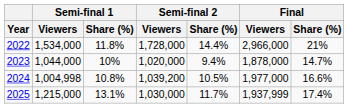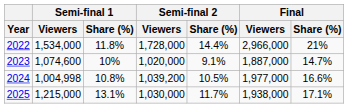(58, 62) 1,044,000 -> (58, 62) 1,074,600
(214, 62) 9.4% -> (214, 62) 9.1%
(265, 62) 1,878,000 -> (265, 62) 1,887,000
(265, 95) 1,937,999 -> (265, 95) 1,938,000
(317, 95) 17.4% -> (317, 95) 17.1%
